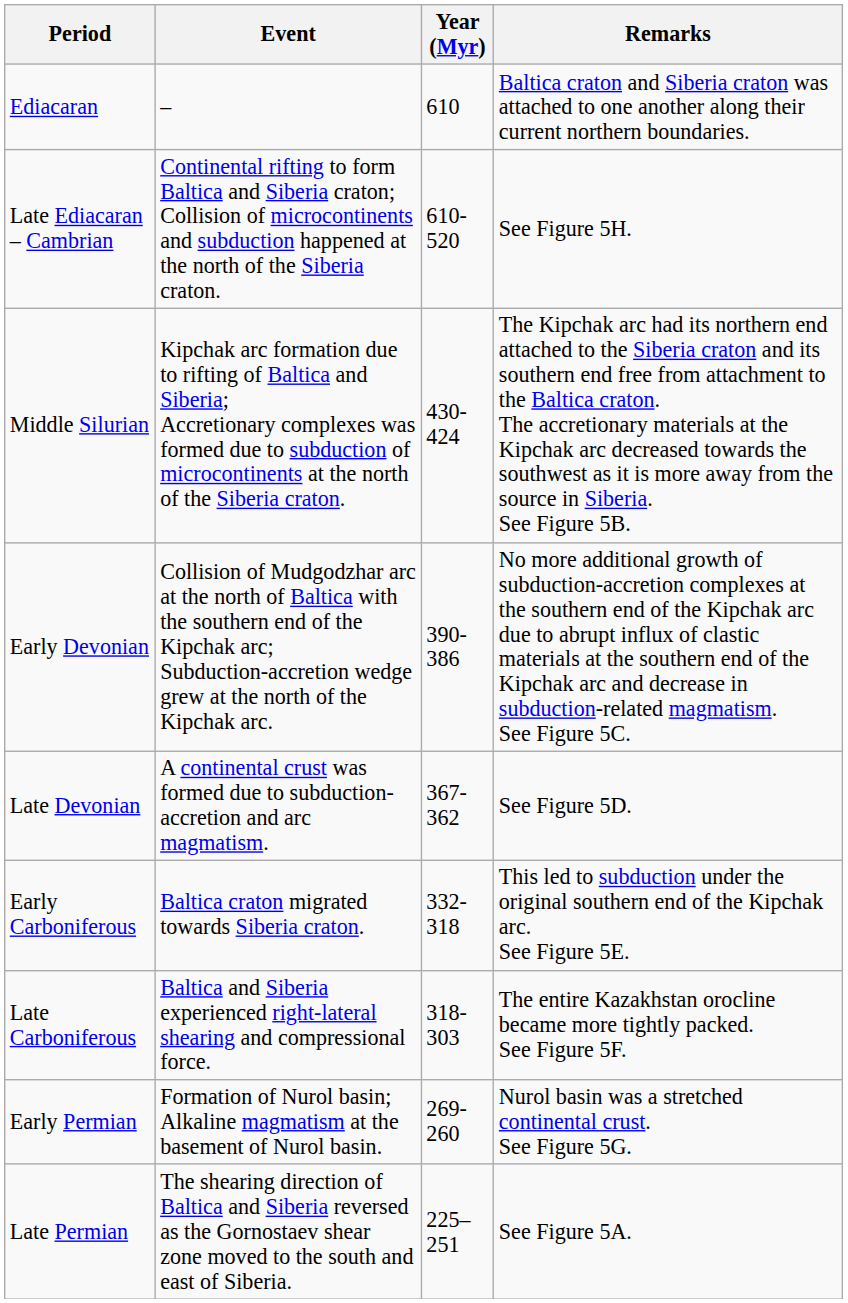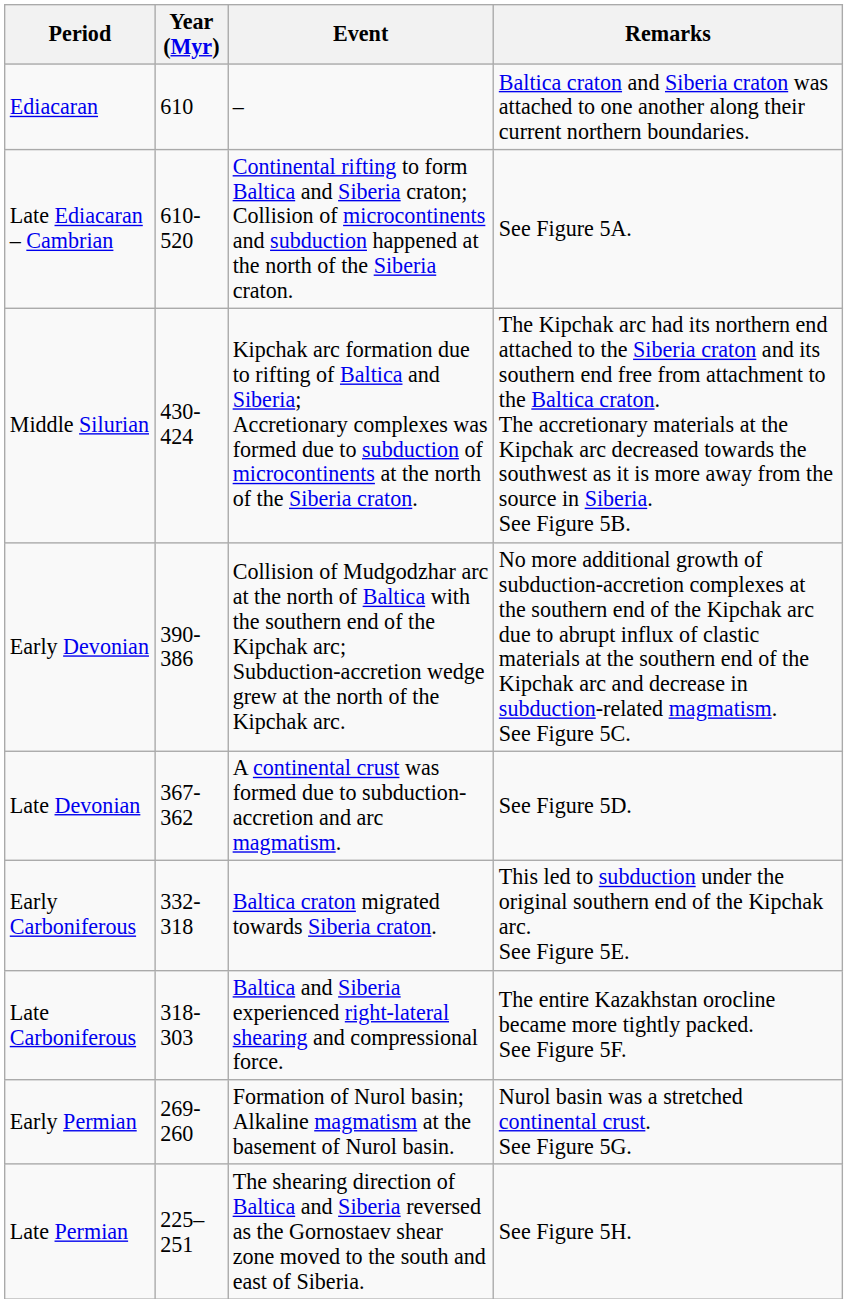columns swapped: (457, 34) <-> (288, 34)
(565, 228) See Figure 5H. -> (565, 228) See Figure 5A.
(565, 1231) See Figure 5A. -> (565, 1231) See Figure 5H.
